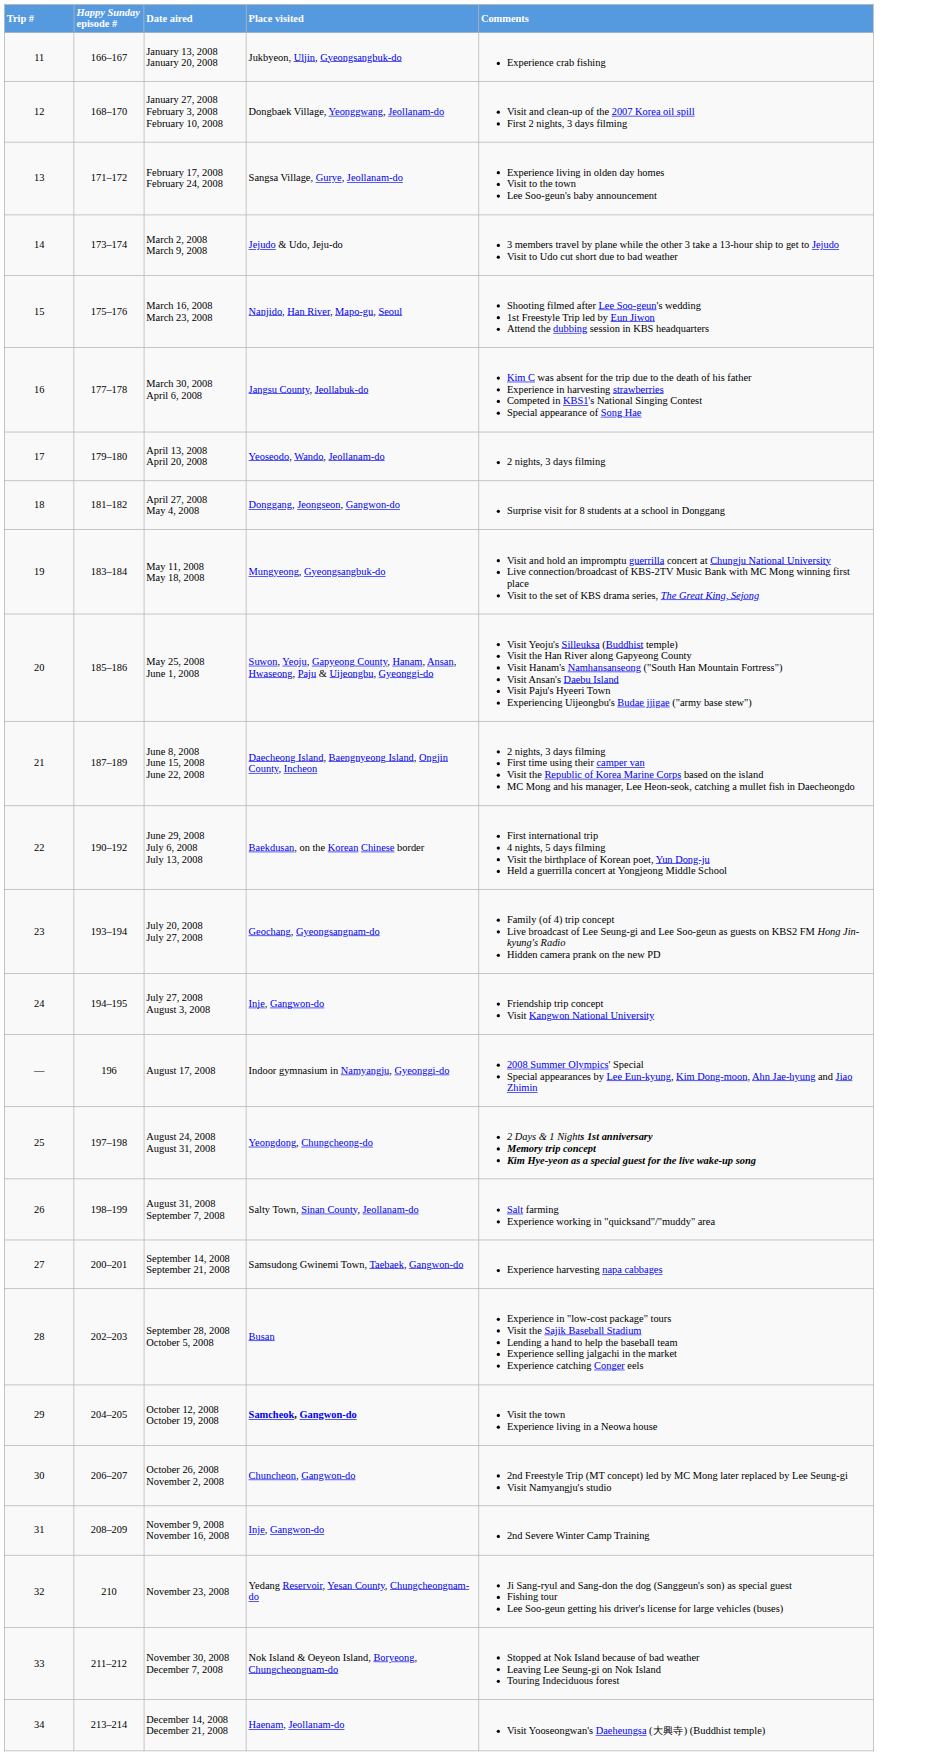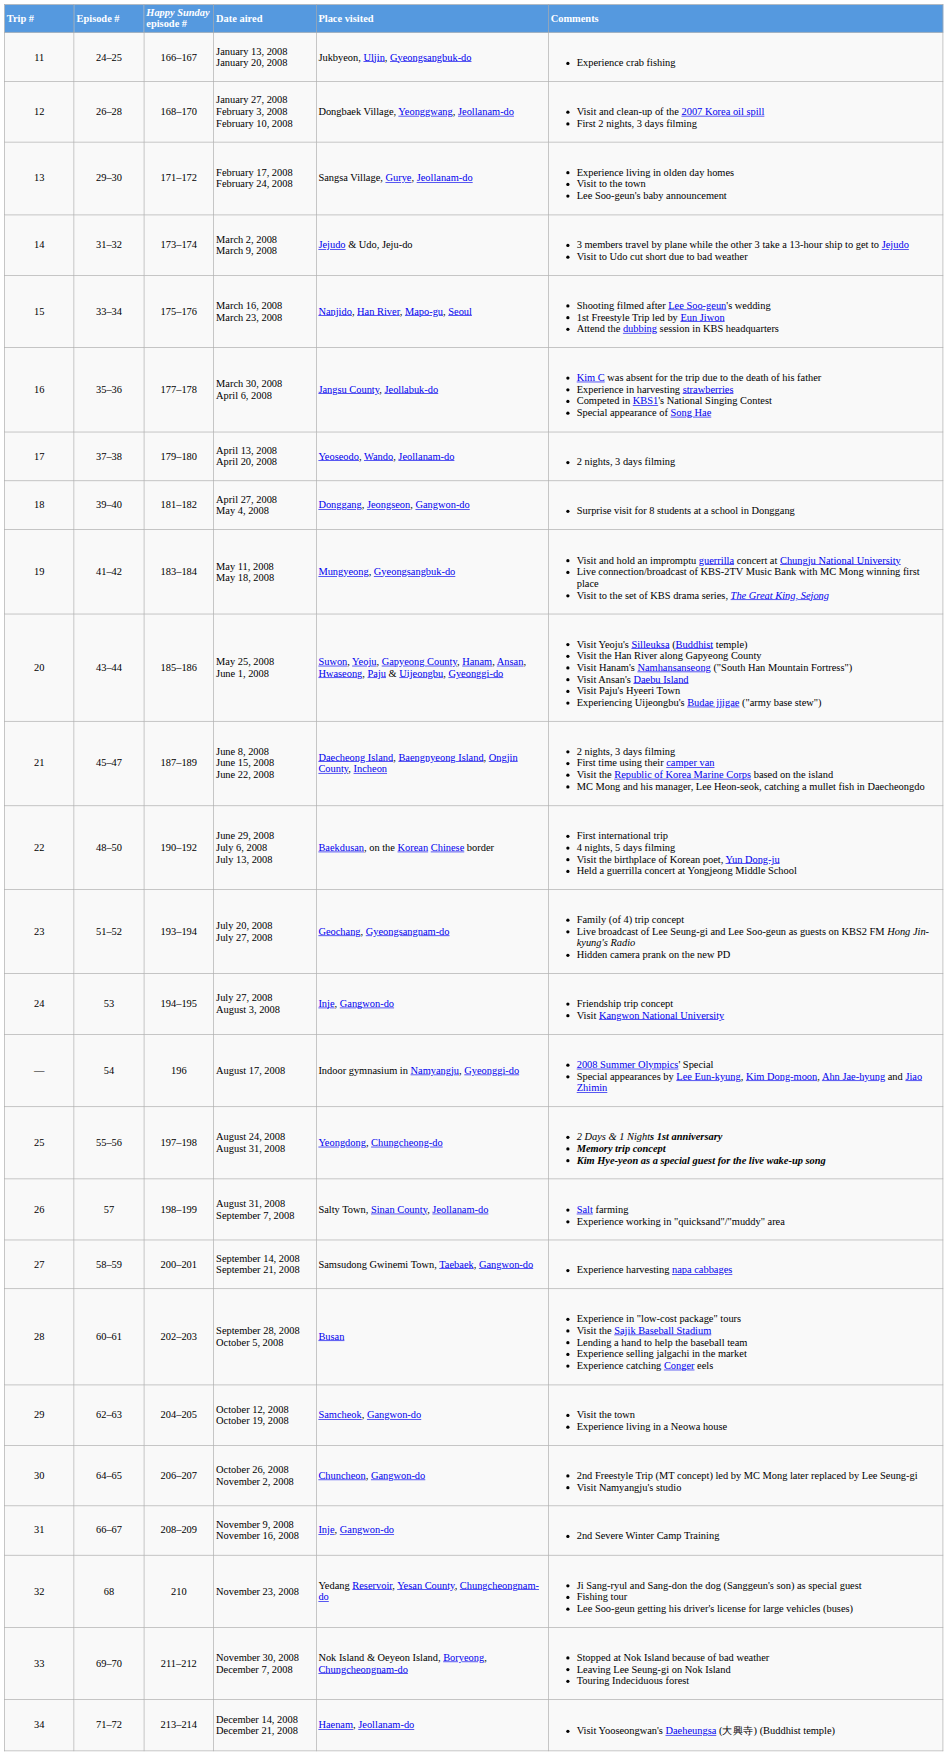+ column: (98, 18)
(303, 1415) bold -> (370, 1415) normal
